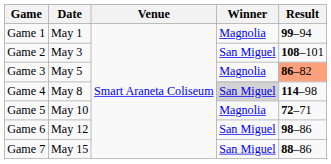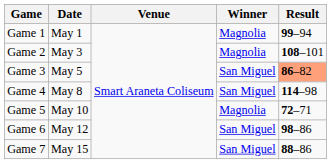(247, 52) San Miguel -> (243, 52) Magnolia
(243, 71) Magnolia -> (247, 71) San Miguel
(247, 91) lightgrey background -> (247, 91) no background
